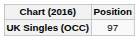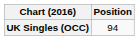(113, 27) 97 -> (113, 27) 94
